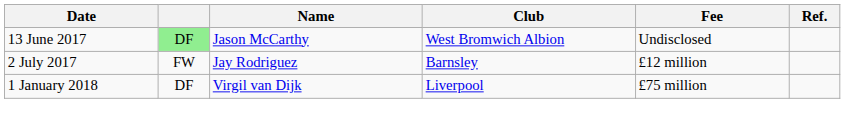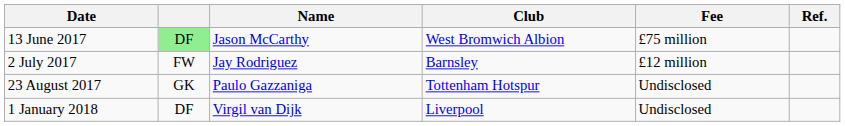(675, 39) Undisclosed -> (673, 39) £75 million
+ row: (54, 86)
(673, 86) £75 million -> (675, 109) Undisclosed
